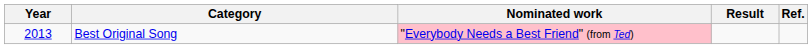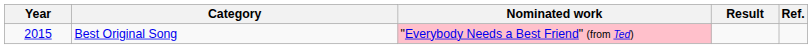(38, 33) 2013 -> (38, 33) 2015
